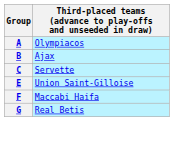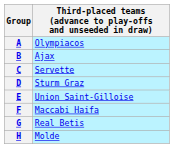+ row: (19, 83)
+ row: (19, 137)
